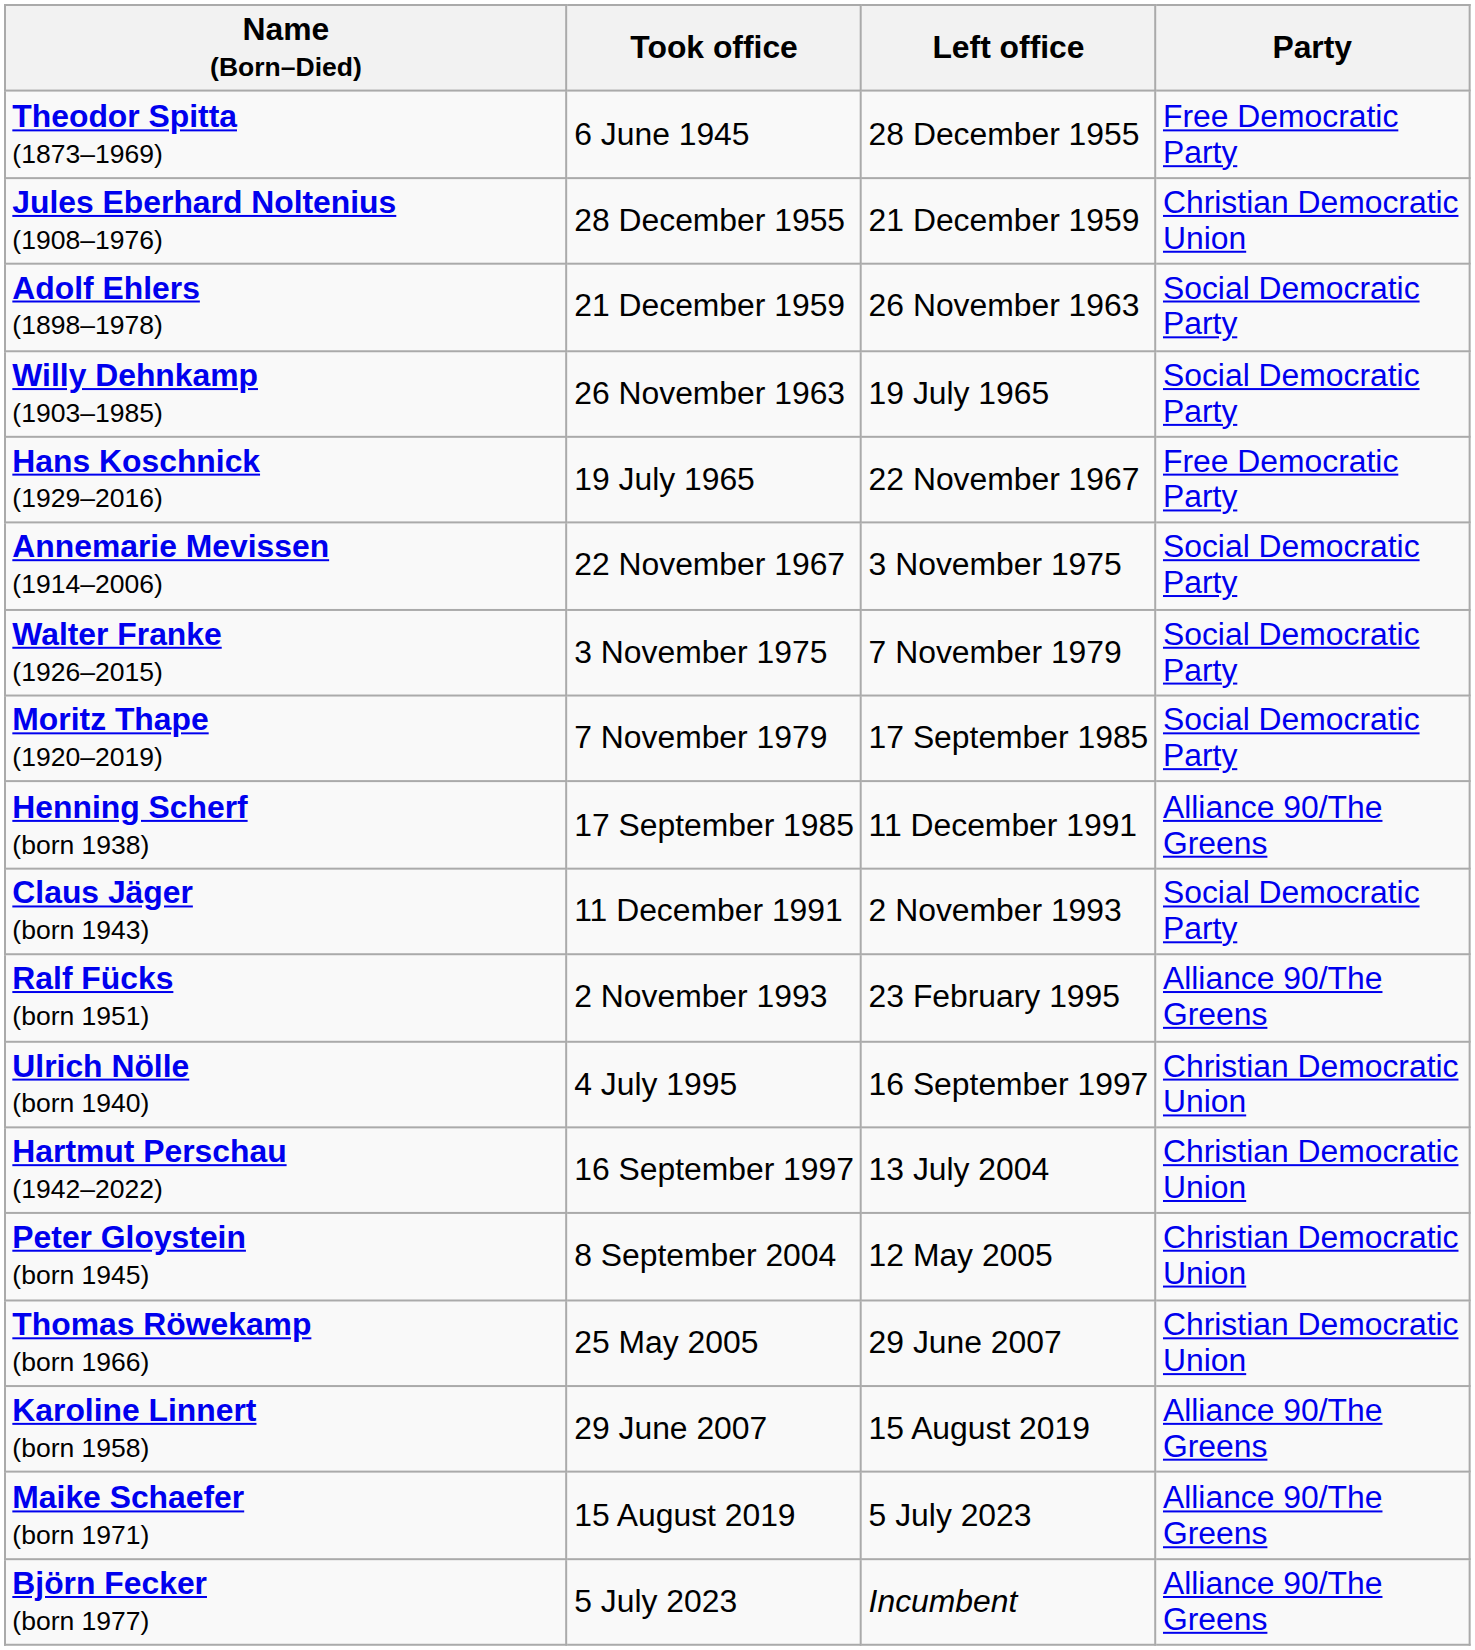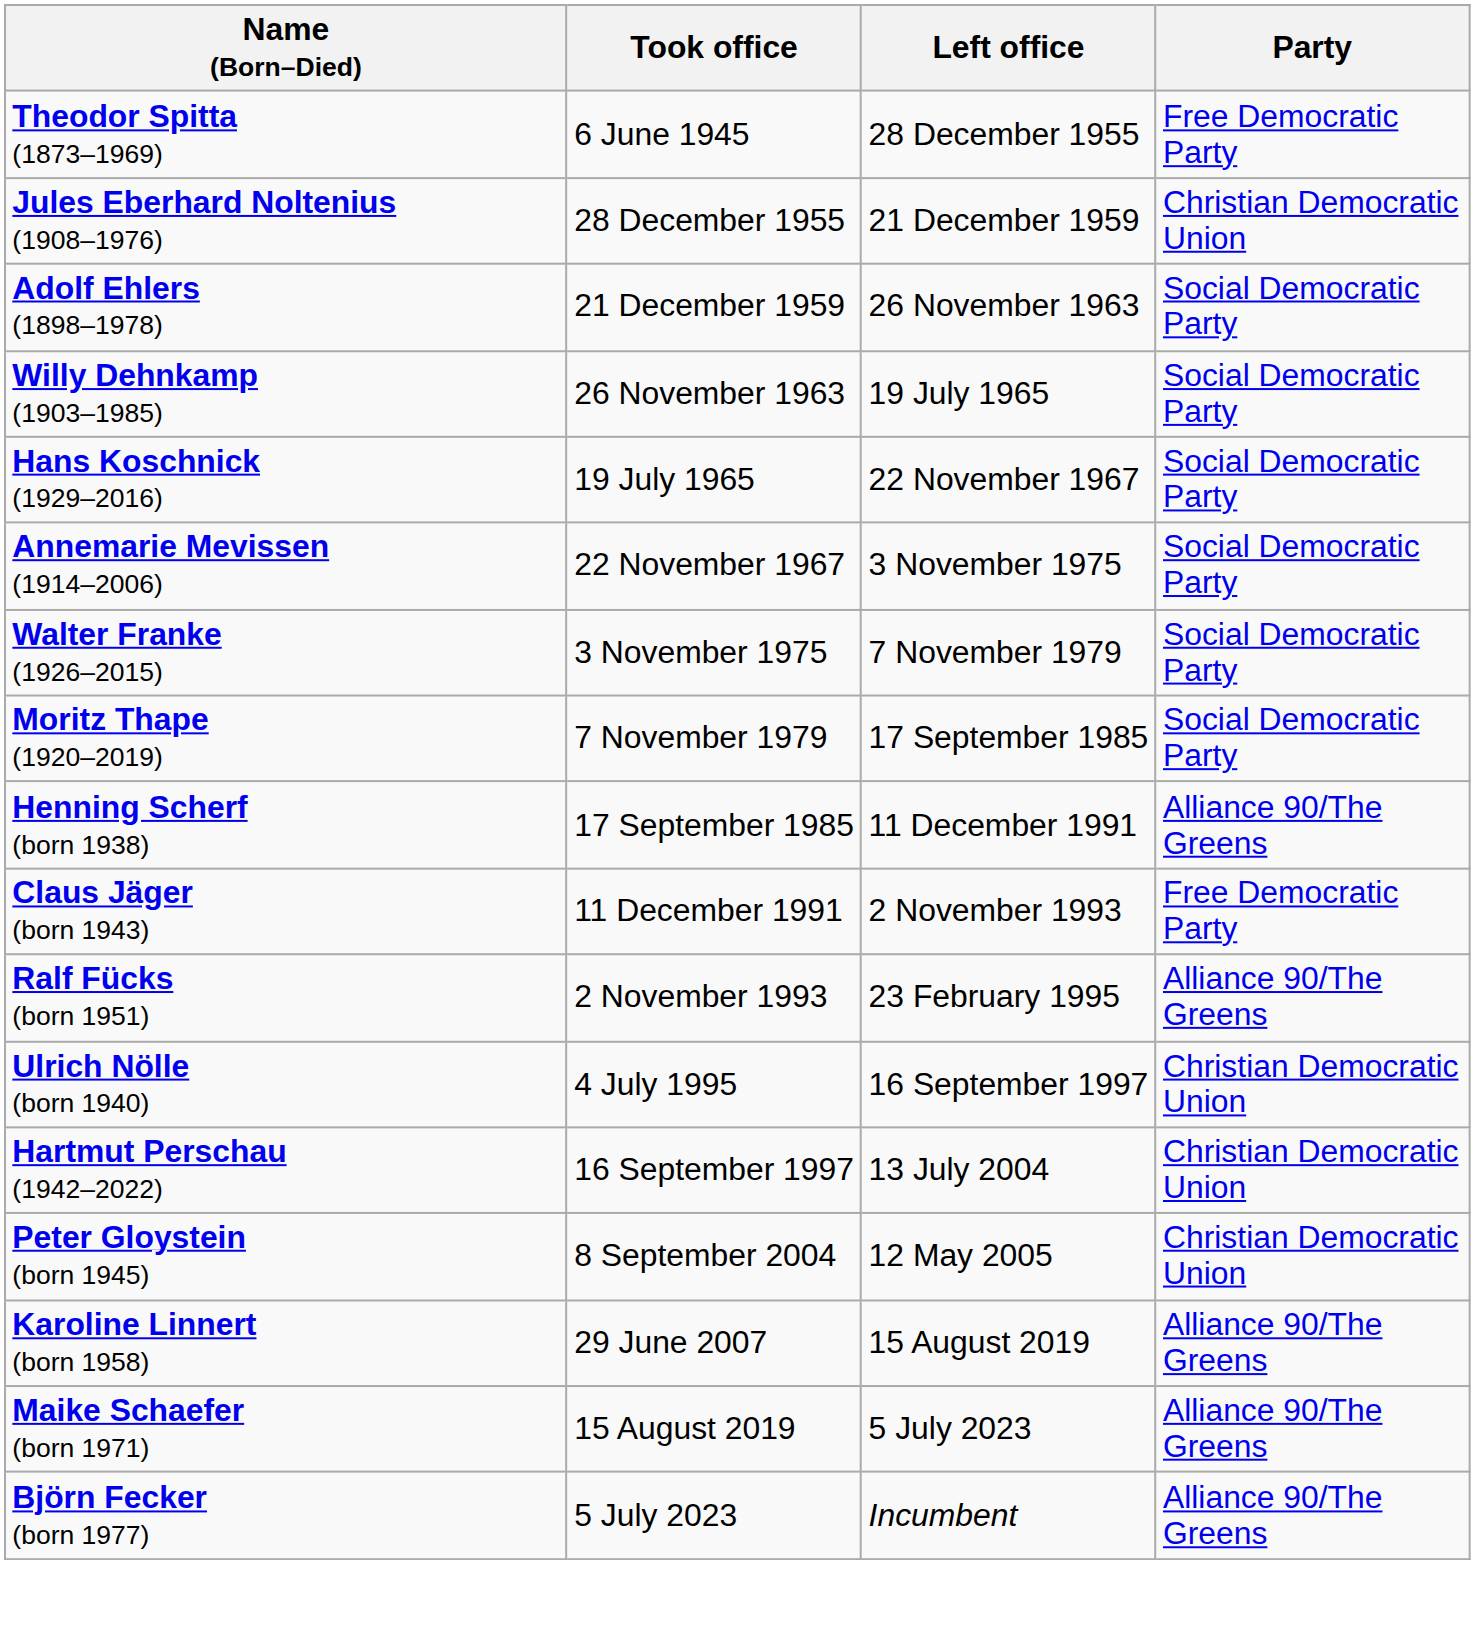(1281, 479) Free Democratic Party -> (1291, 479) Social Democratic Party
(1291, 910) Social Democratic Party -> (1281, 910) Free Democratic Party
- row: (162, 1342)
